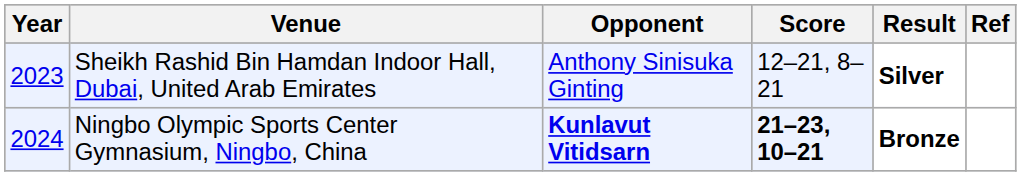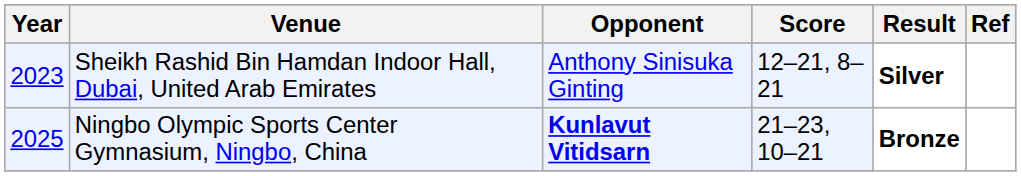(37, 139) 2024 -> (37, 139) 2025
(794, 139) bold -> (794, 139) normal
